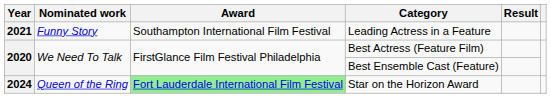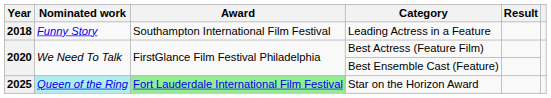(19, 31) 2021 -> (19, 31) 2018
(19, 84) 2024 -> (19, 84) 2025
(82, 84) no background -> (82, 84) paleturquoise background
